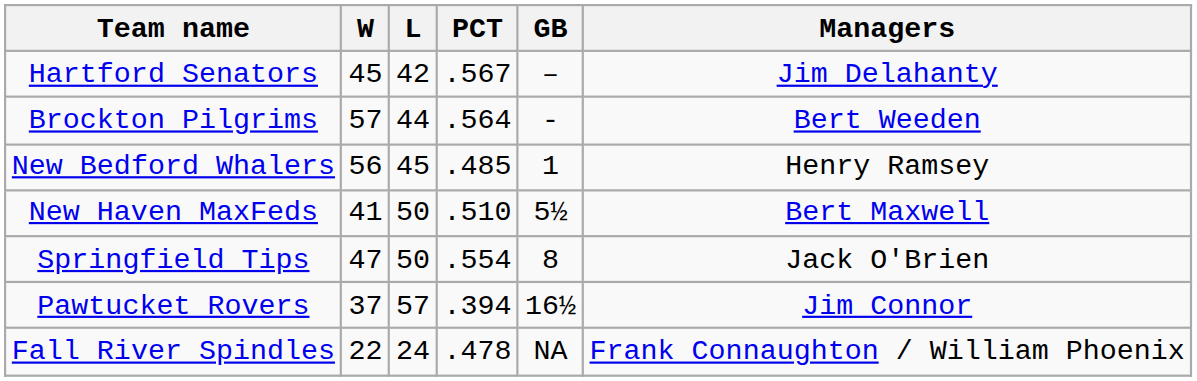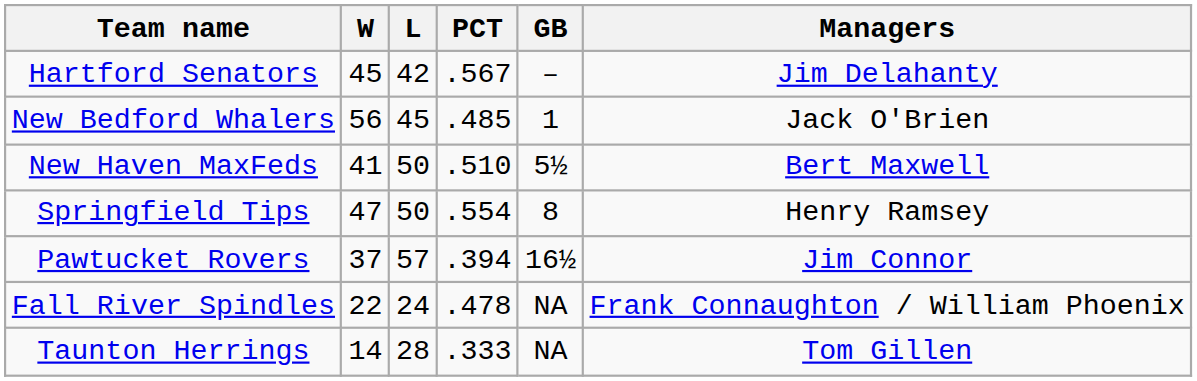- row: (173, 121)
(887, 167) Henry Ramsey -> (887, 121) Jack O'Brien
(887, 259) Jack O'Brien -> (887, 213) Henry Ramsey
+ row: (173, 352)
